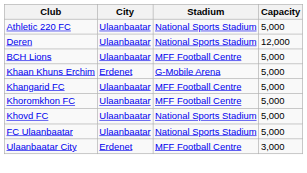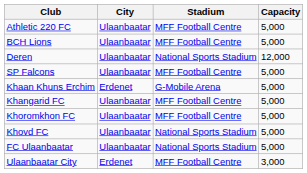(206, 27) National Sports Stadium -> (198, 27) MFF Football Centre
rows swapped: (29, 57) <-> (19, 42)
+ row: (30, 72)
